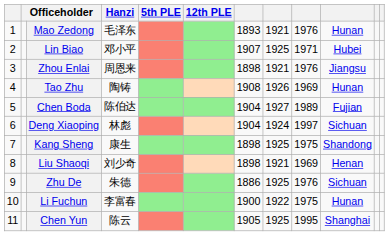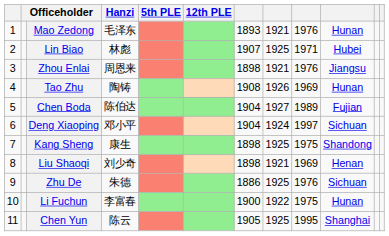(120, 49) 邓小平 -> (120, 49) 林彪
(120, 125) 林彪 -> (120, 125) 邓小平
